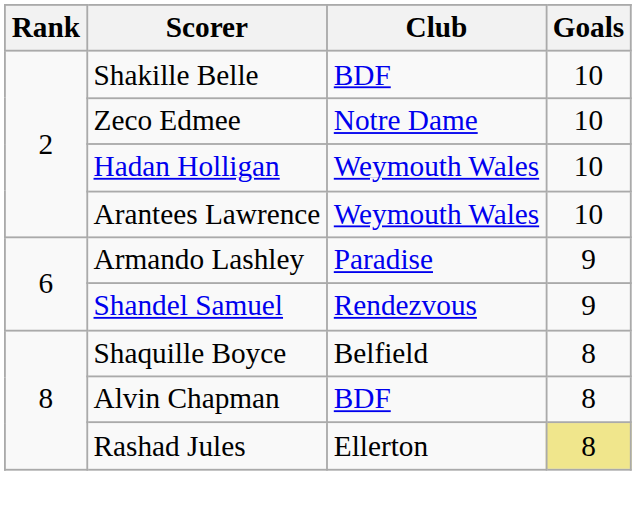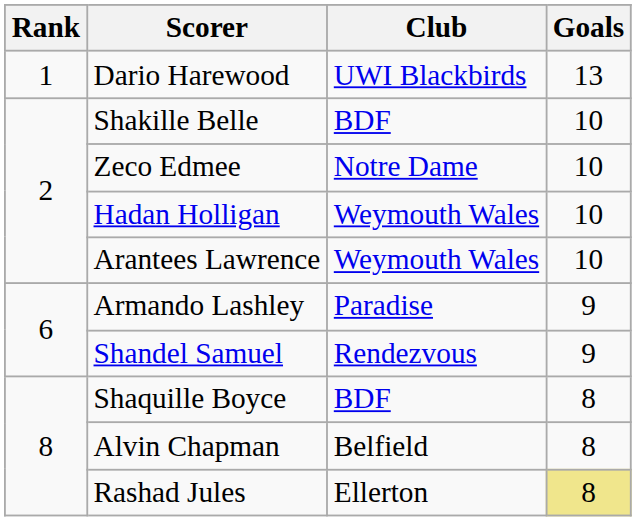+ row: (192, 74)
(381, 352) Belfield -> (362, 399) BDF
(362, 399) BDF -> (381, 445) Belfield
